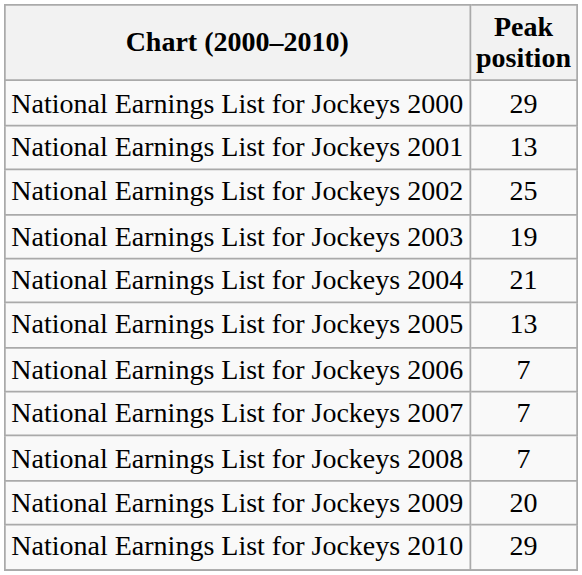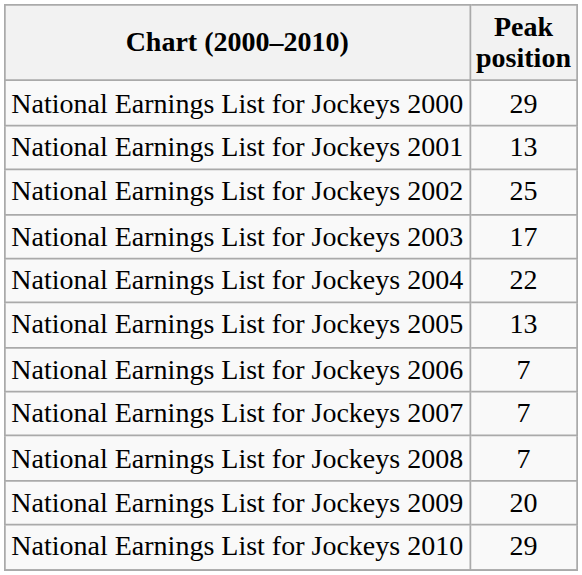(524, 235) 19 -> (524, 235) 17
(524, 280) 21 -> (524, 280) 22
